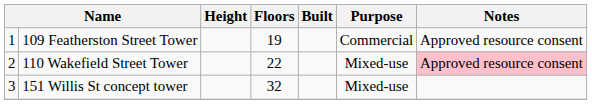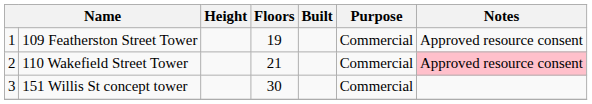(274, 63) 22 -> (274, 63) 21
(376, 63) Mixed-use -> (376, 63) Commercial
(274, 87) 32 -> (274, 87) 30
(376, 87) Mixed-use -> (376, 87) Commercial
